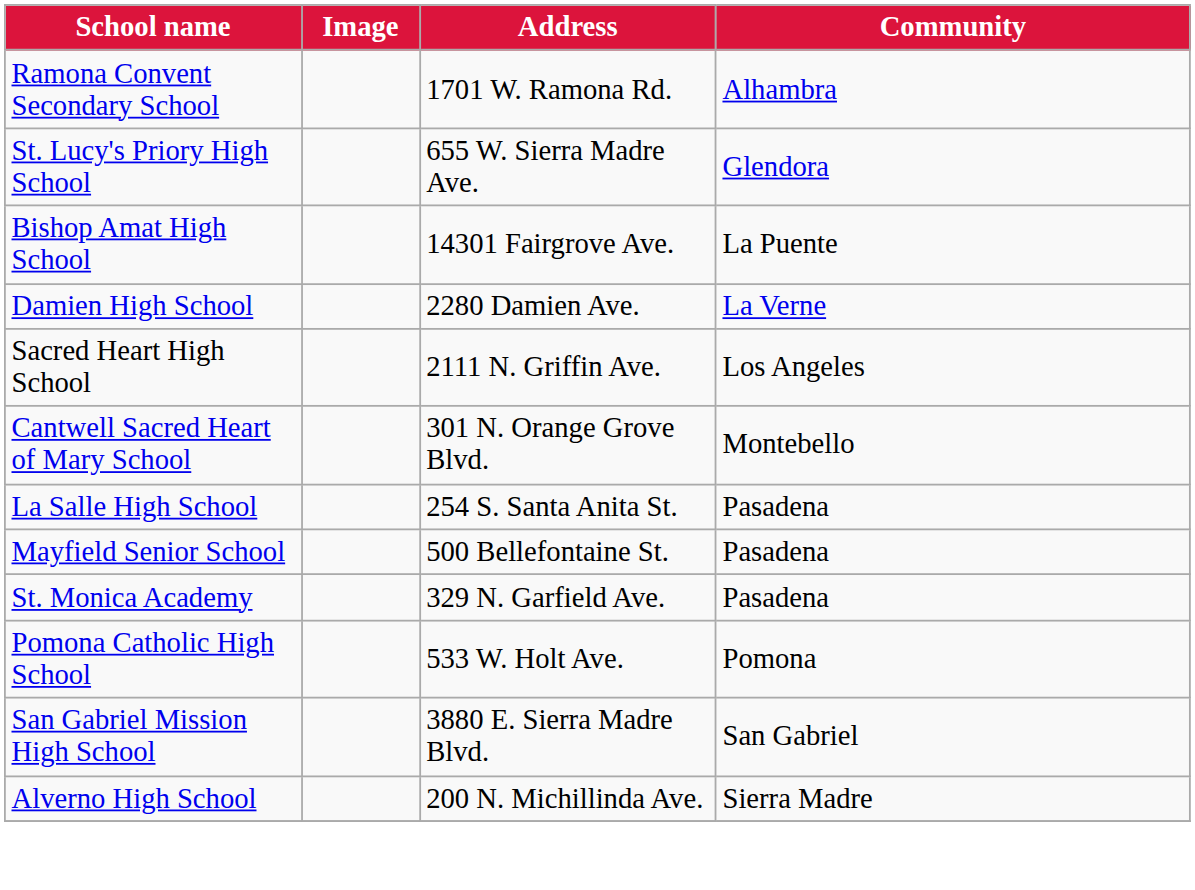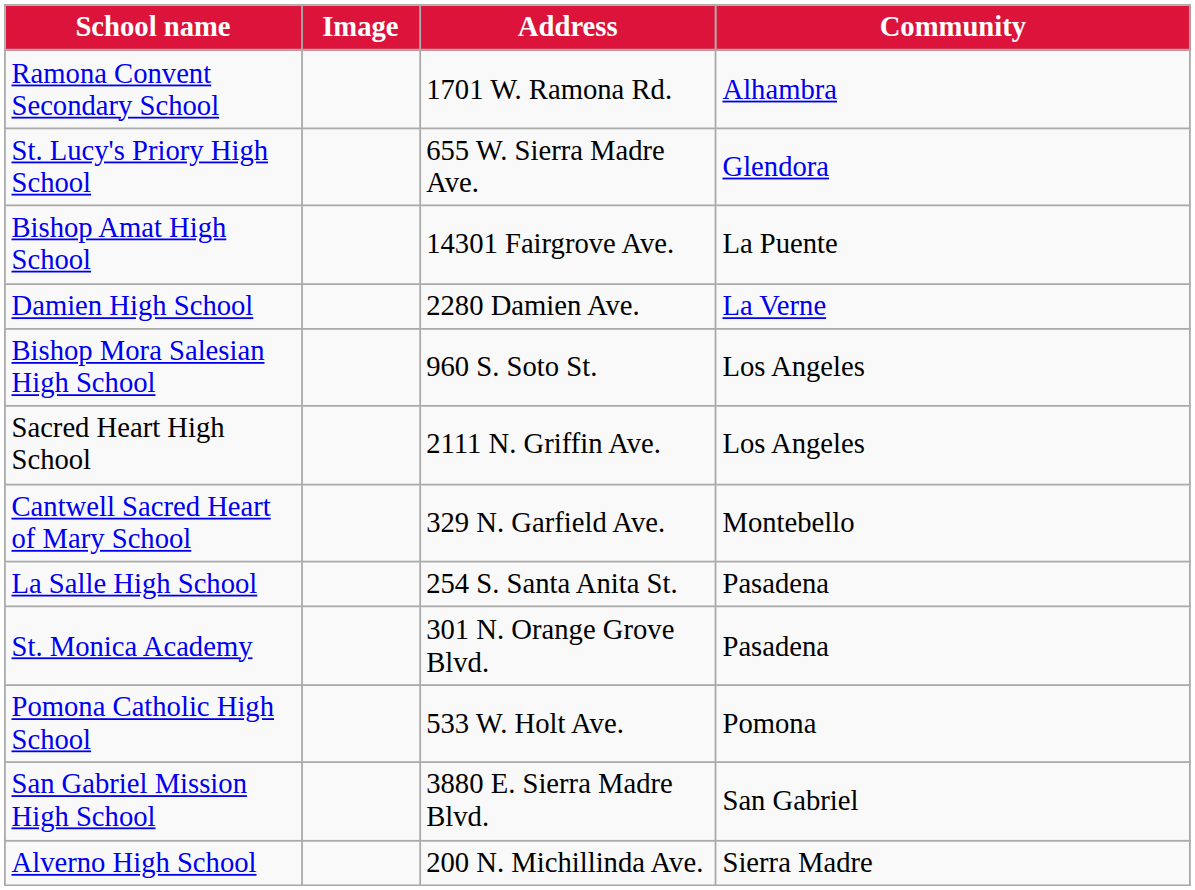+ row: (138, 367)
(550, 444) 301 N. Orange Grove Blvd. -> (546, 522) 329 N. Garfield Ave.
- row: (148, 551)
(546, 597) 329 N. Garfield Ave. -> (550, 645) 301 N. Orange Grove Blvd.
